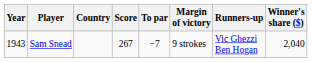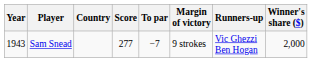(126, 44) 267 -> (126, 44) 277
(294, 44) 2,040 -> (294, 44) 2,000
